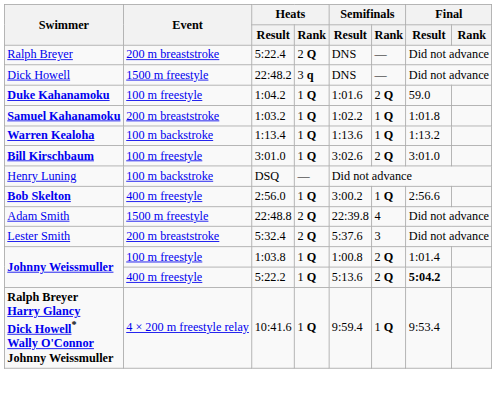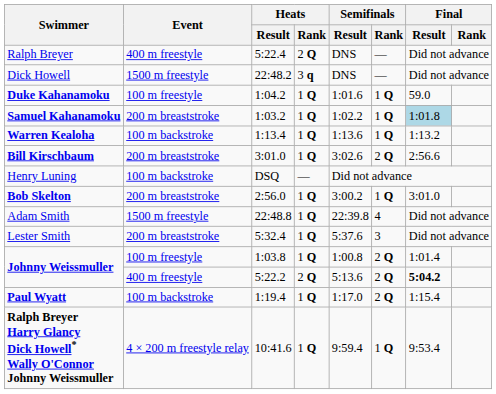(173, 55) 200 m breaststroke -> (164, 55) 400 m freestyle
(384, 95) 2 Q -> (384, 95) 1 Q
(424, 115) no background -> (424, 115) lightblue background
(164, 156) 100 m freestyle -> (173, 156) 200 m breaststroke
(424, 156) 3:01.0 -> (424, 156) 2:56.6
(164, 196) 400 m freestyle -> (173, 196) 200 m breaststroke
(424, 196) 2:56.6 -> (424, 196) 3:01.0
(307, 216) 2 Q -> (307, 216) 1 Q
(307, 237) 2 Q -> (307, 237) 1 Q
(307, 277) 1 Q -> (307, 277) 2 Q
+ row: (37, 297)
